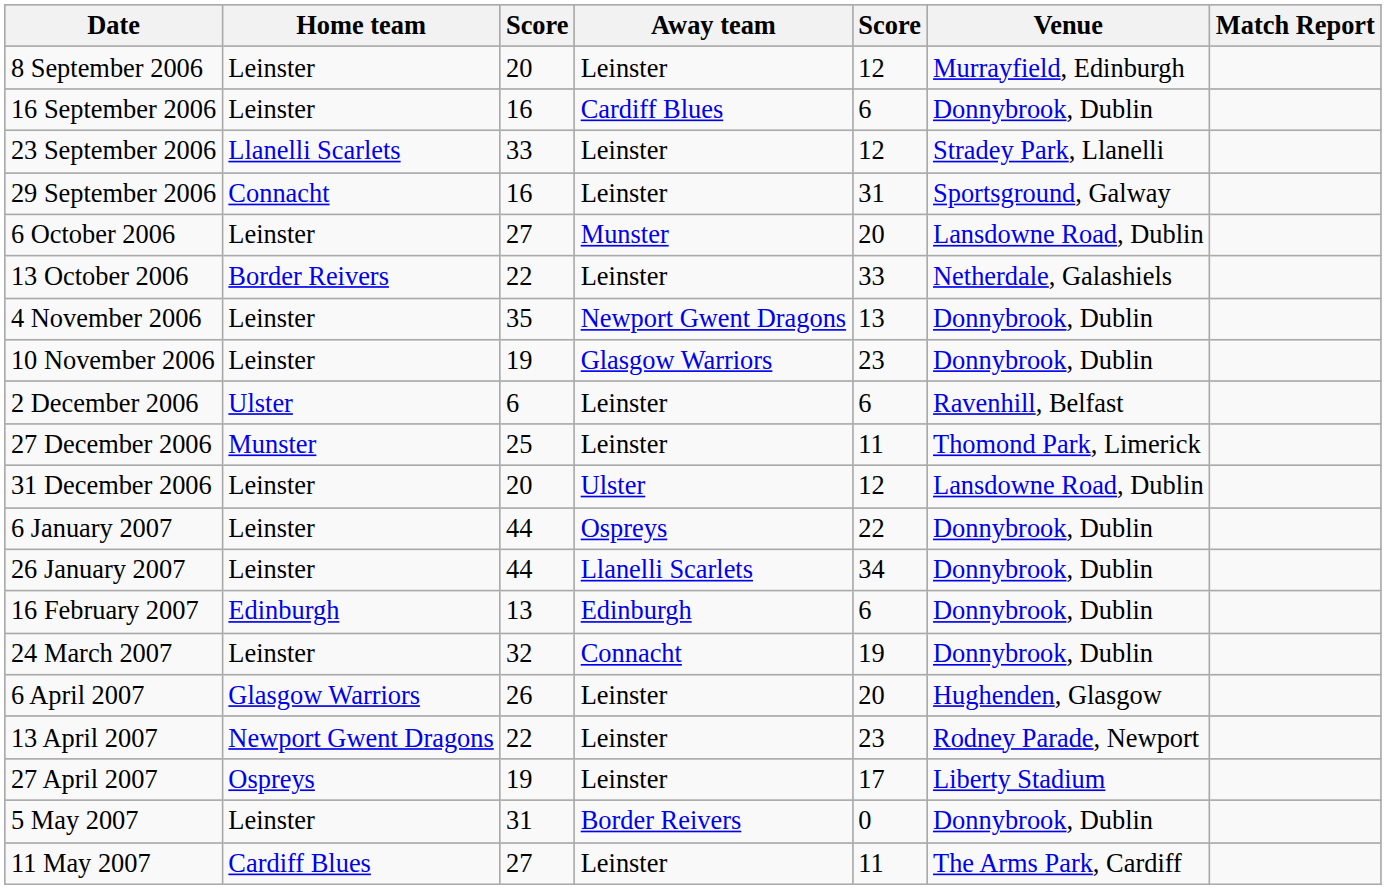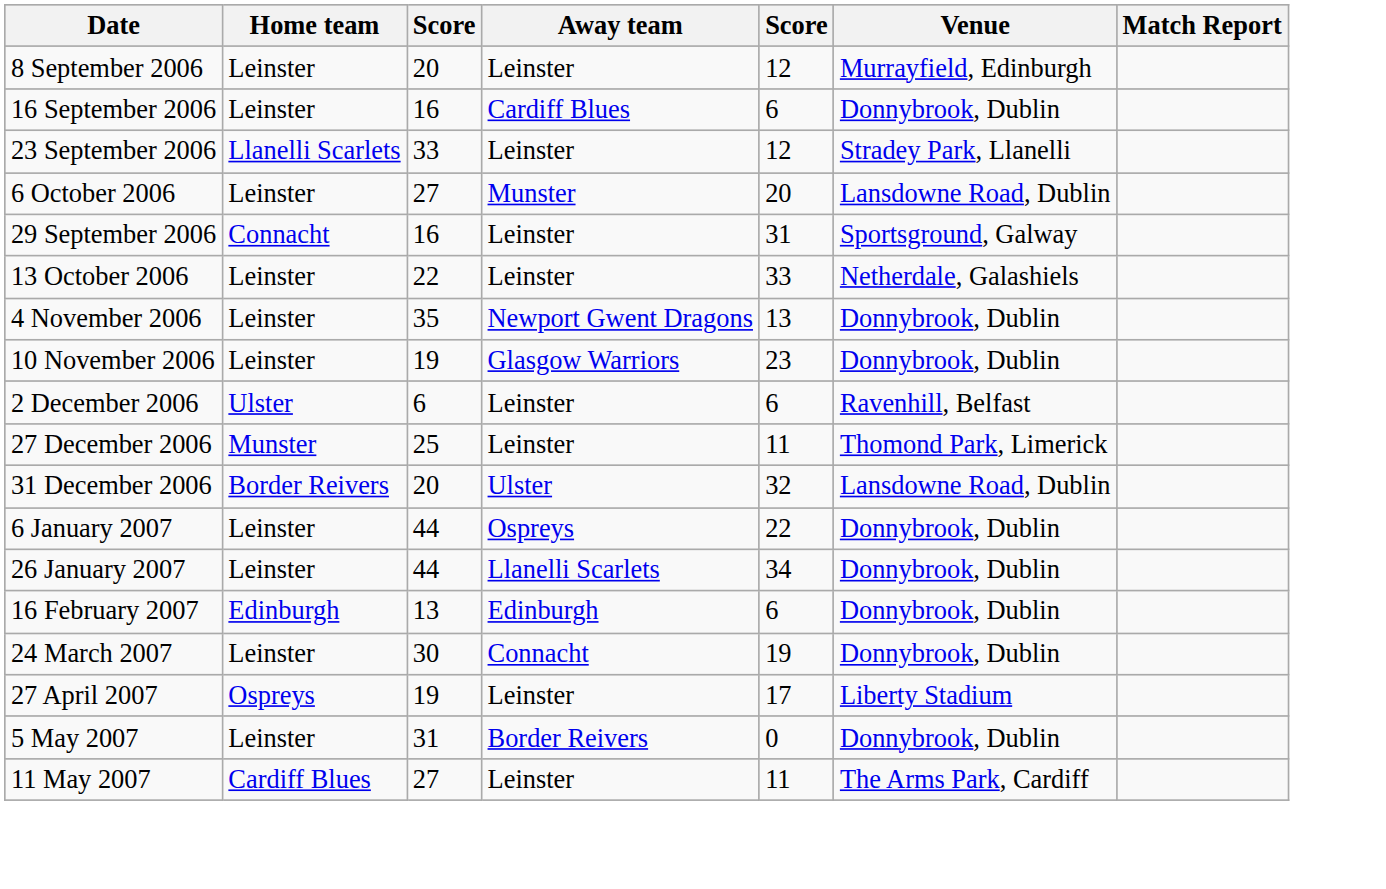rows swapped: (114, 192) <-> (93, 234)
(309, 276) Border Reivers -> (272, 276) Leinster
(272, 485) Leinster -> (309, 485) Border Reivers
(871, 485) 12 -> (778, 485) 32
(519, 653) 32 -> (426, 653) 30
- row: (78, 695)
- row: (84, 737)
